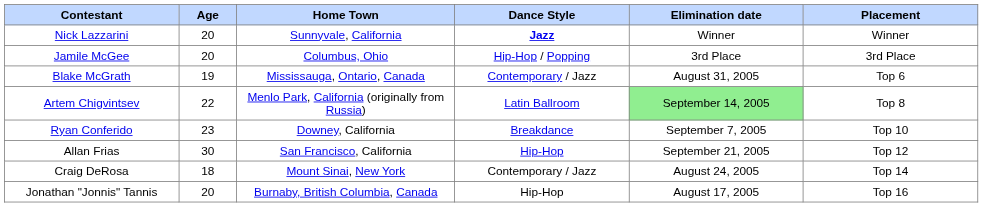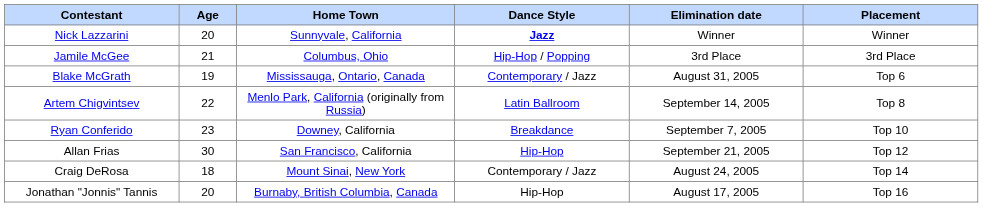(208, 56) 20 -> (208, 56) 21
(716, 103) lightgreen background -> (716, 103) no background
